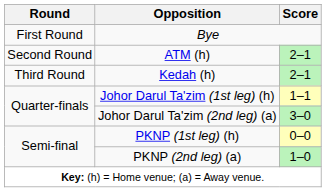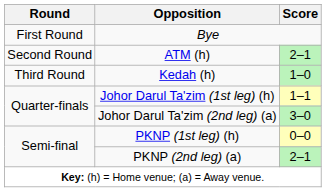(300, 75) 2–1 -> (300, 75) 1–0
(300, 156) 1–0 -> (300, 156) 2–1
